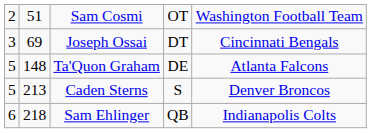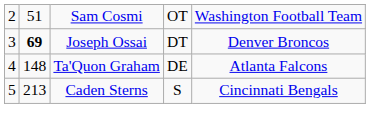(35, 41) normal -> (35, 41) bold
(279, 41) Cincinnati Bengals -> (278, 41) Denver Broncos
(12, 66) 5 -> (12, 66) 4
(279, 90) Denver Broncos -> (278, 90) Cincinnati Bengals
- row: (107, 115)
